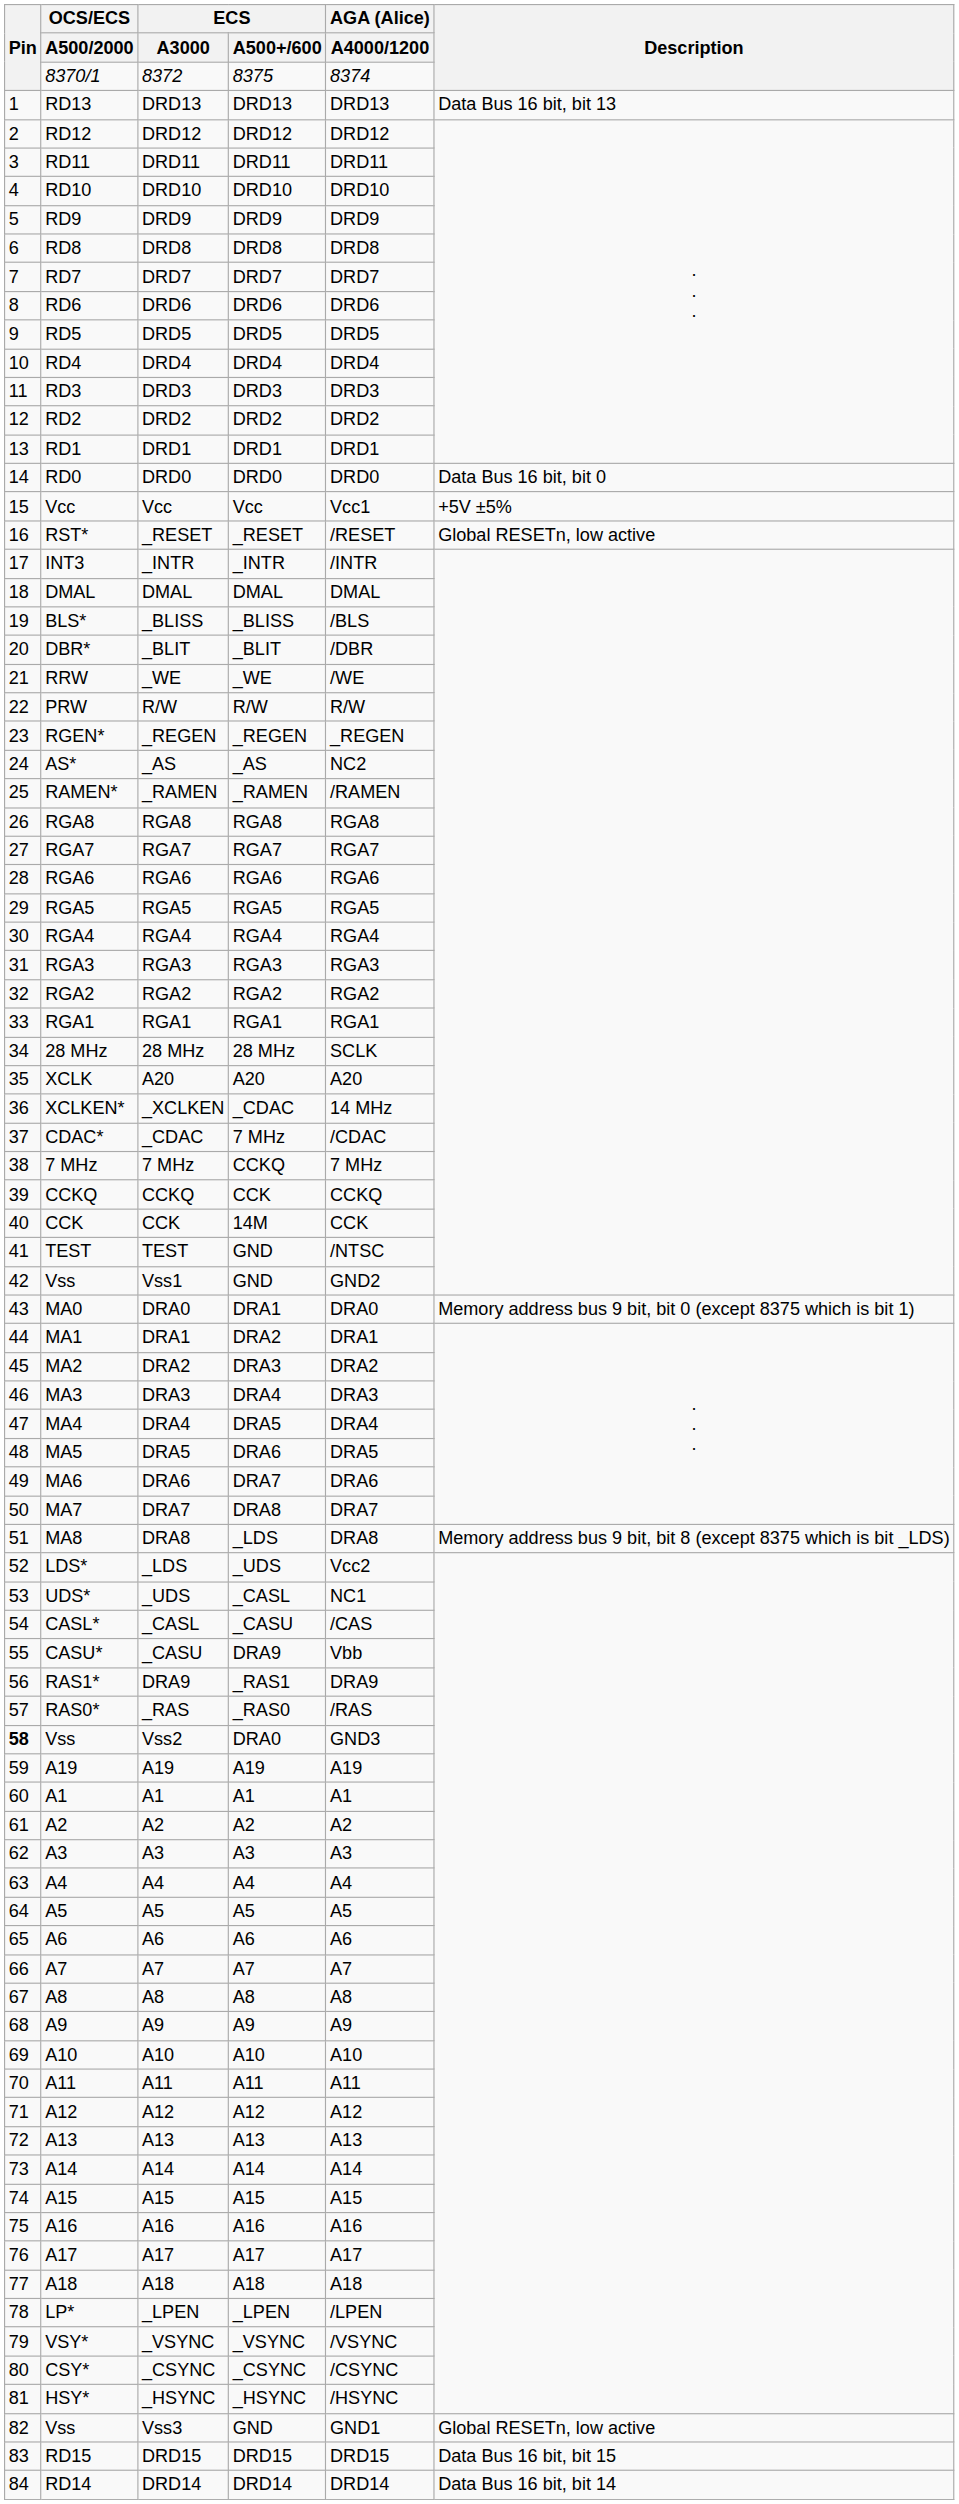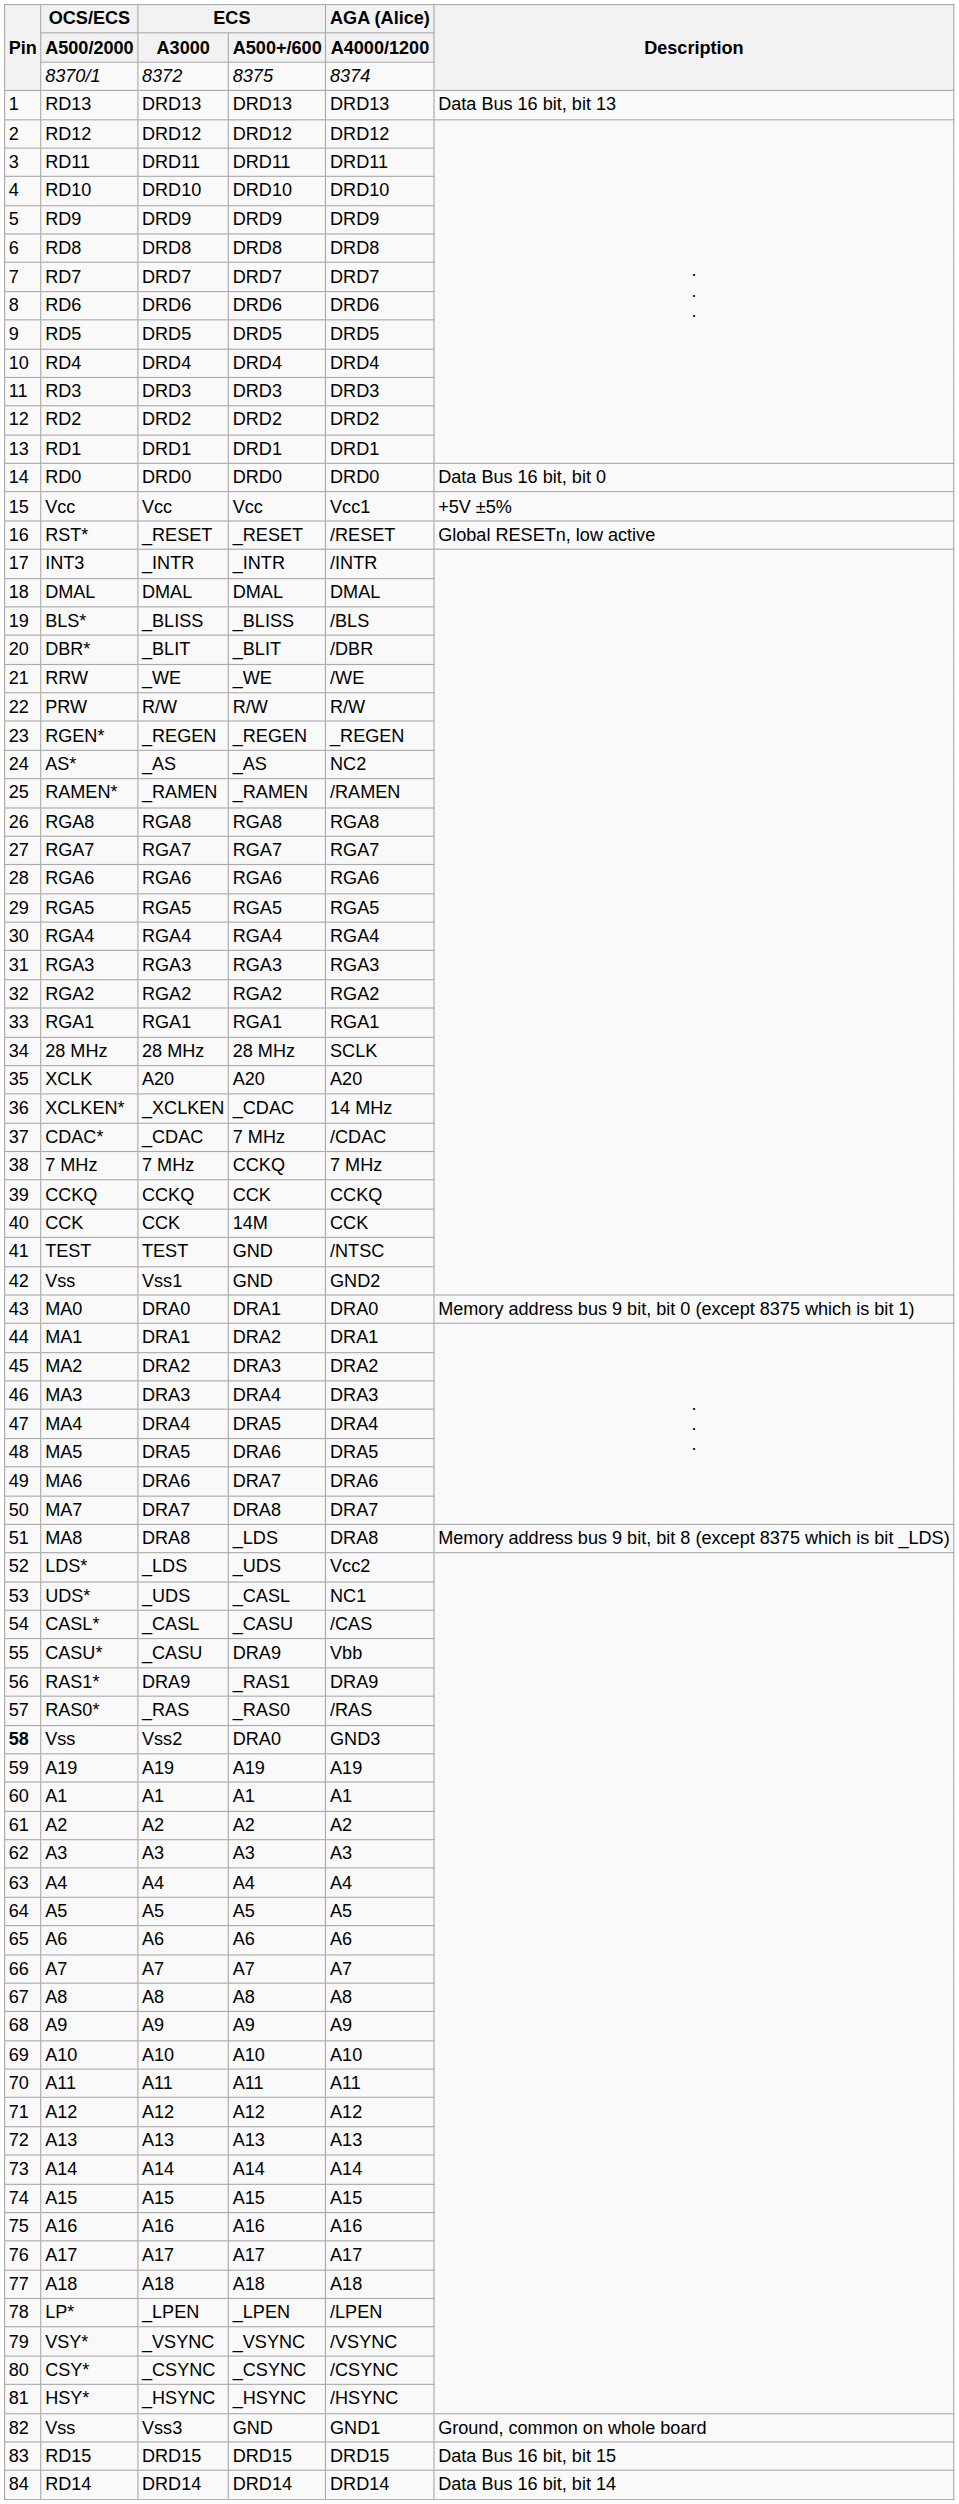(547, 2427) Global RESETn, low active -> (572, 2427) Ground, common on whole board
